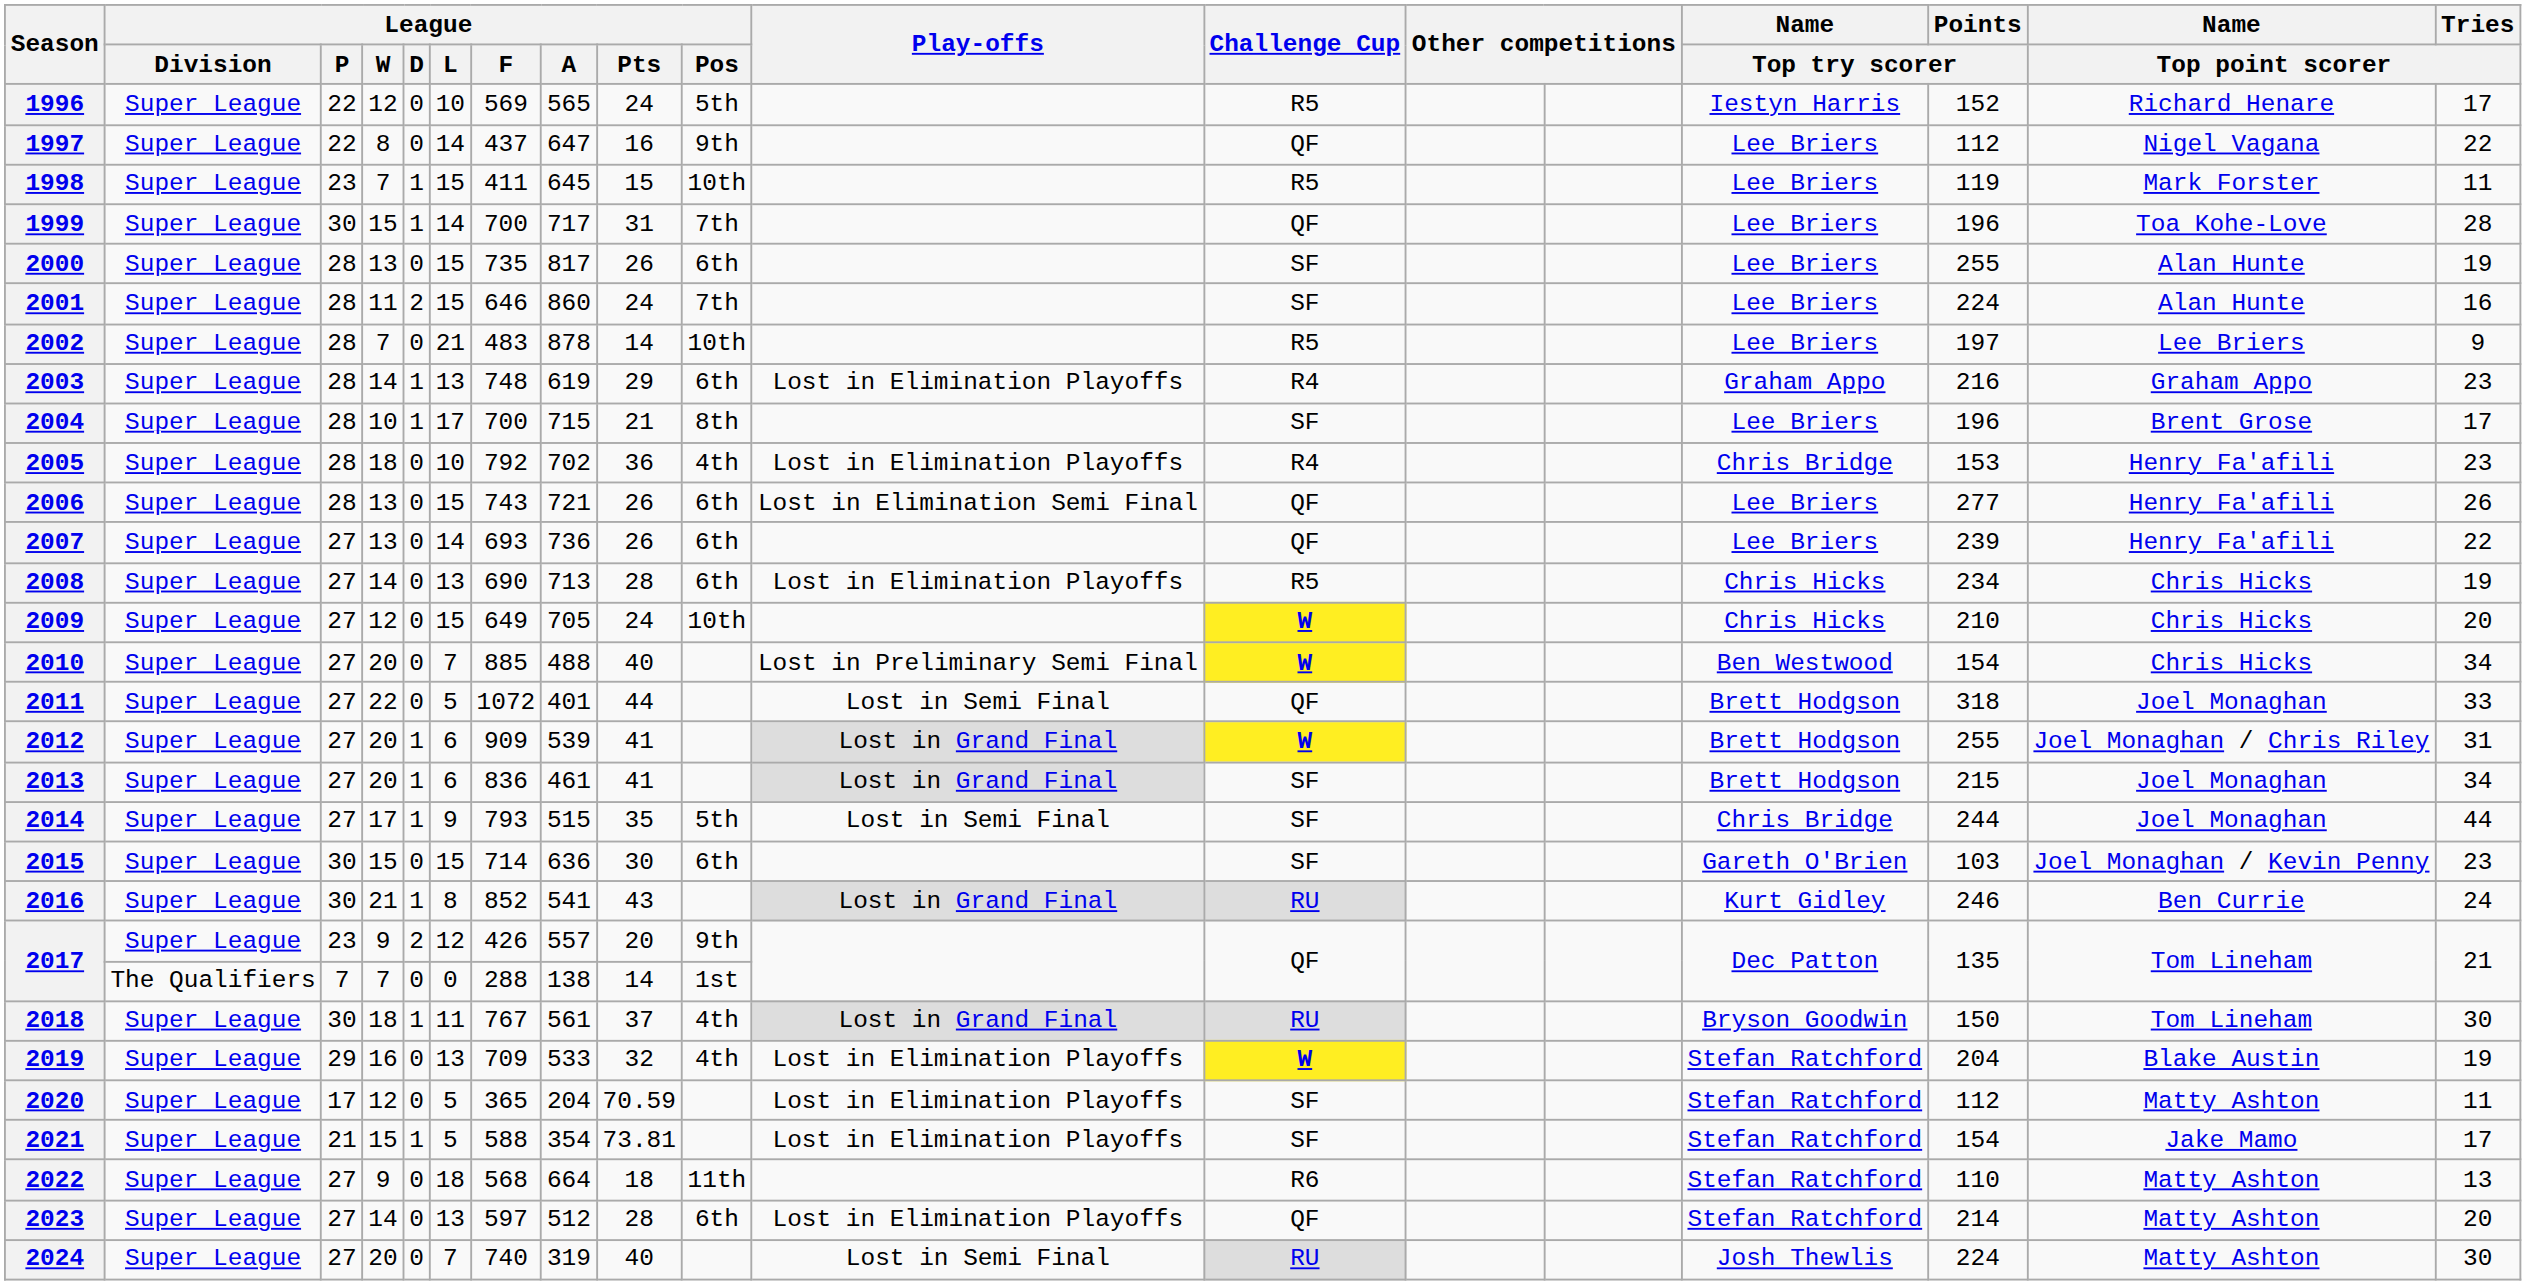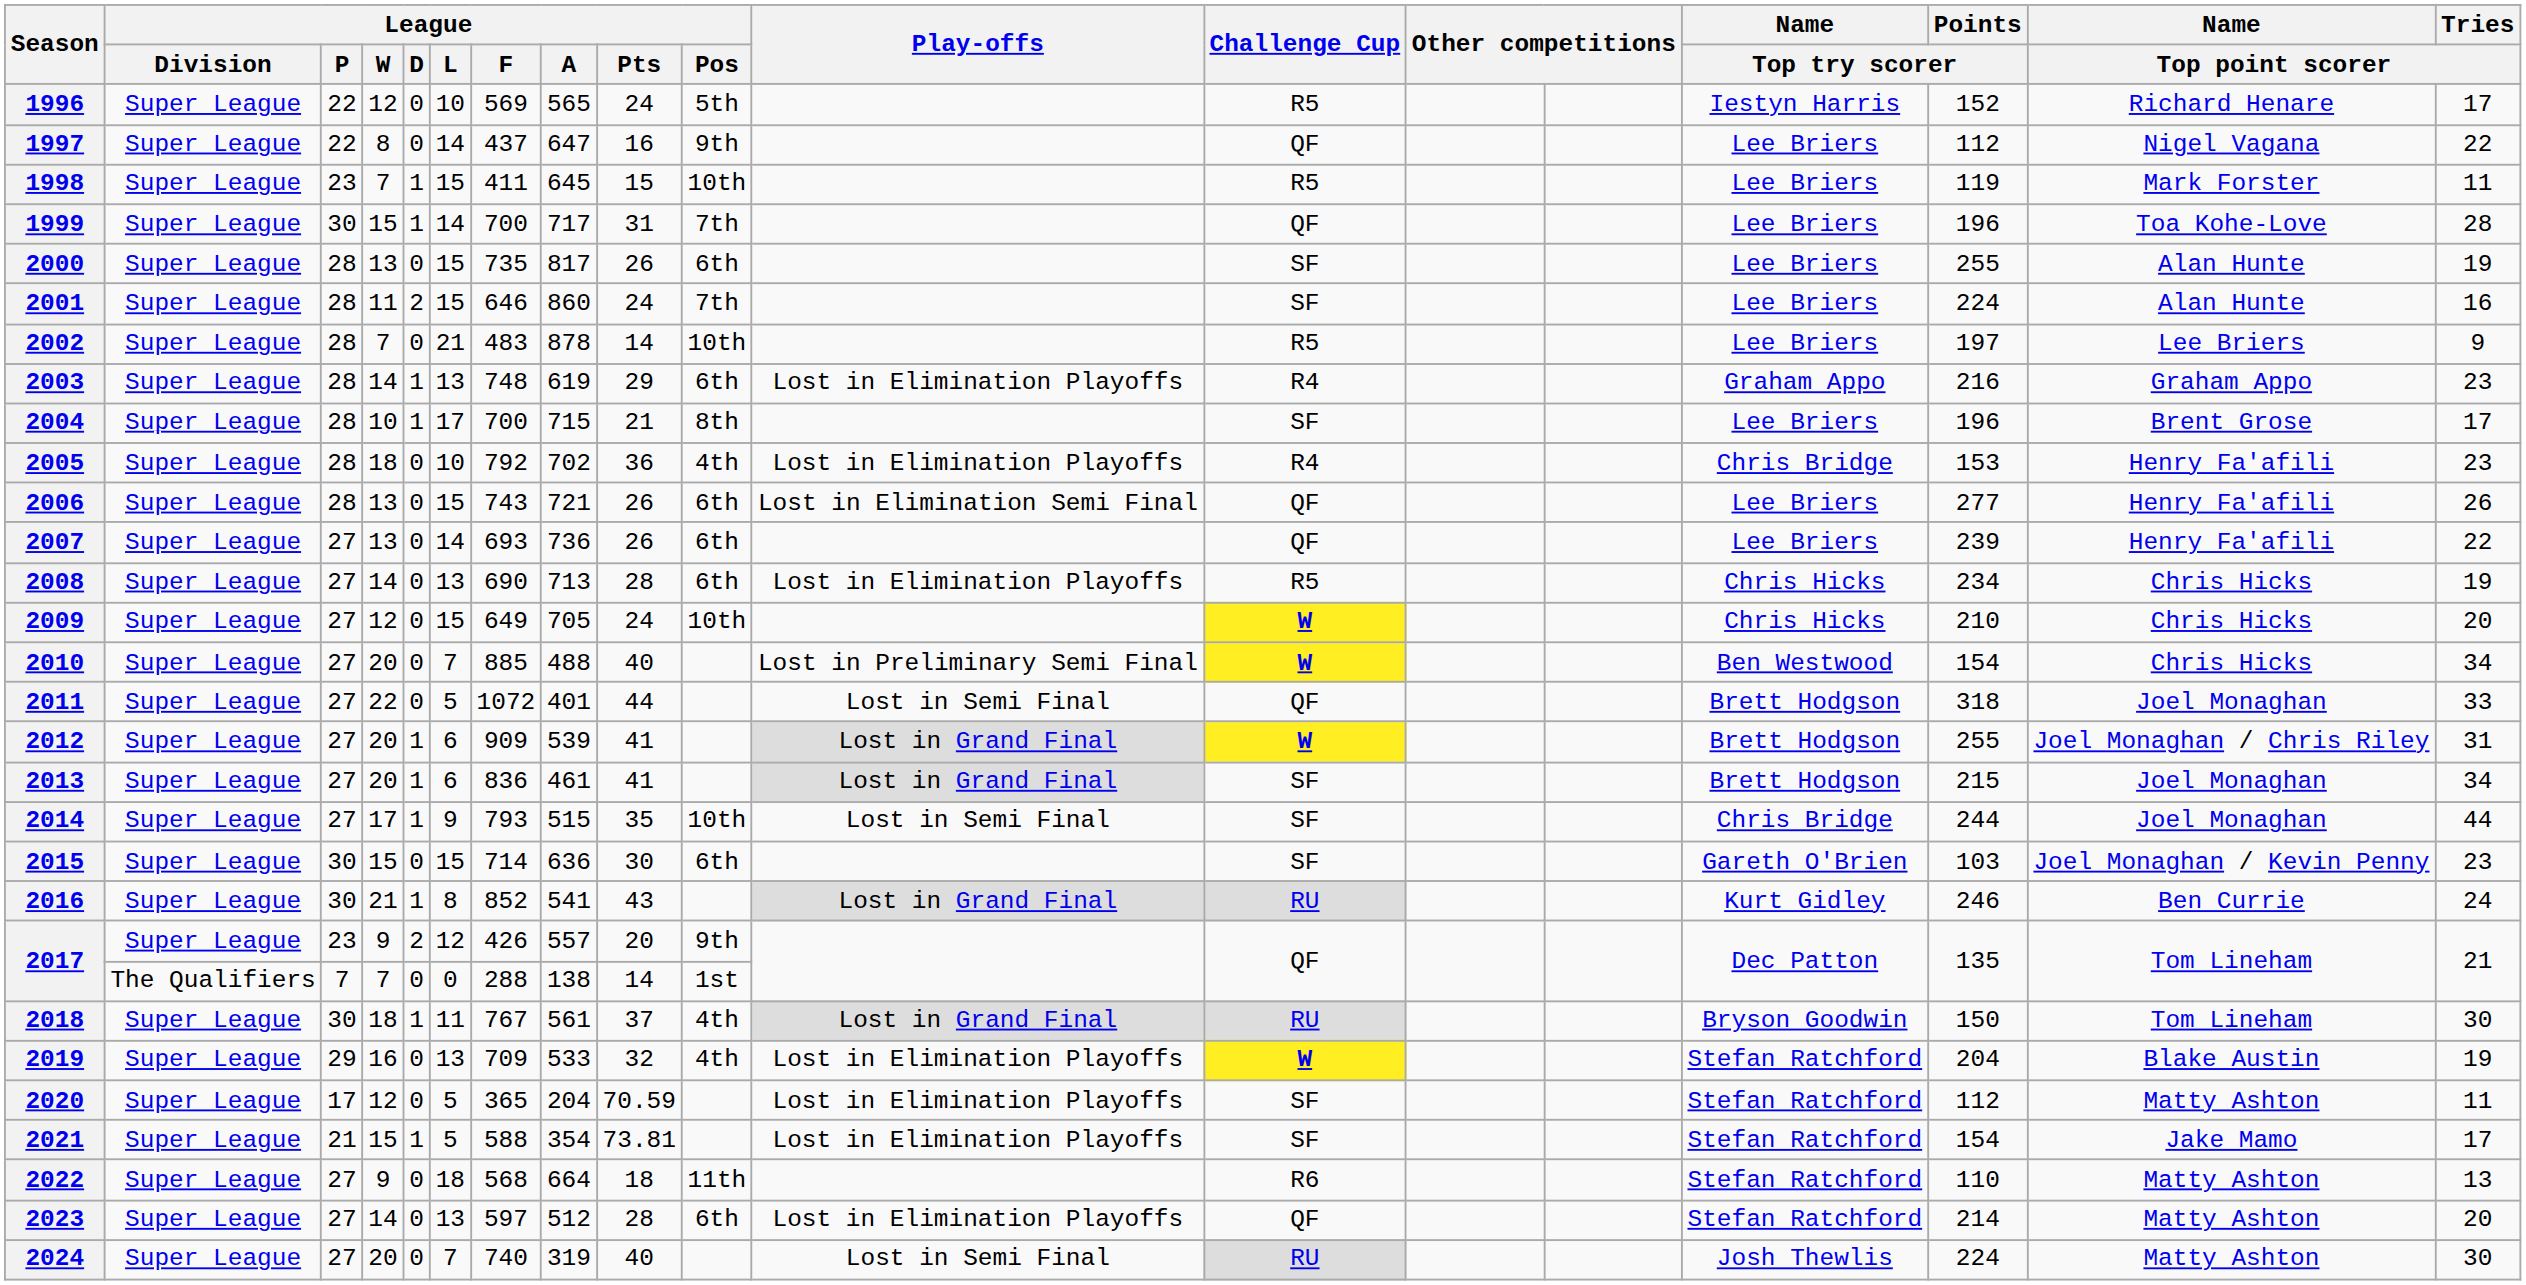(717, 822) 5th -> (717, 822) 10th
